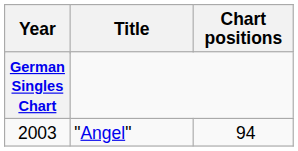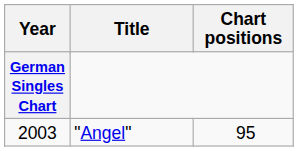(243, 133) 94 -> (243, 133) 95
